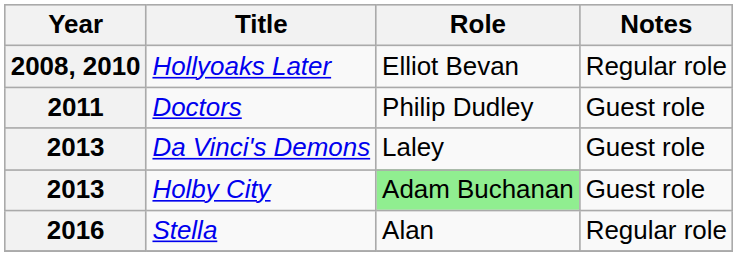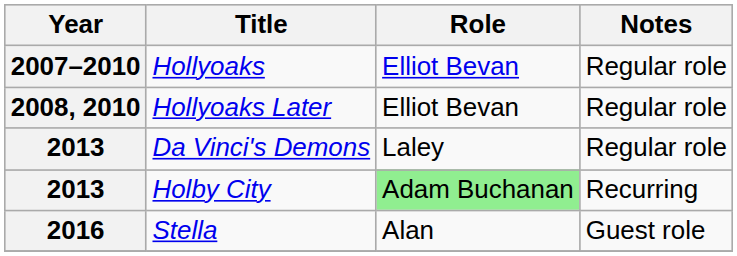+ row: (209, 66)
- row: (197, 107)
(645, 148) Guest role -> (656, 148) Regular role
(645, 189) Guest role -> (642, 189) Recurring
(656, 230) Regular role -> (646, 230) Guest role
